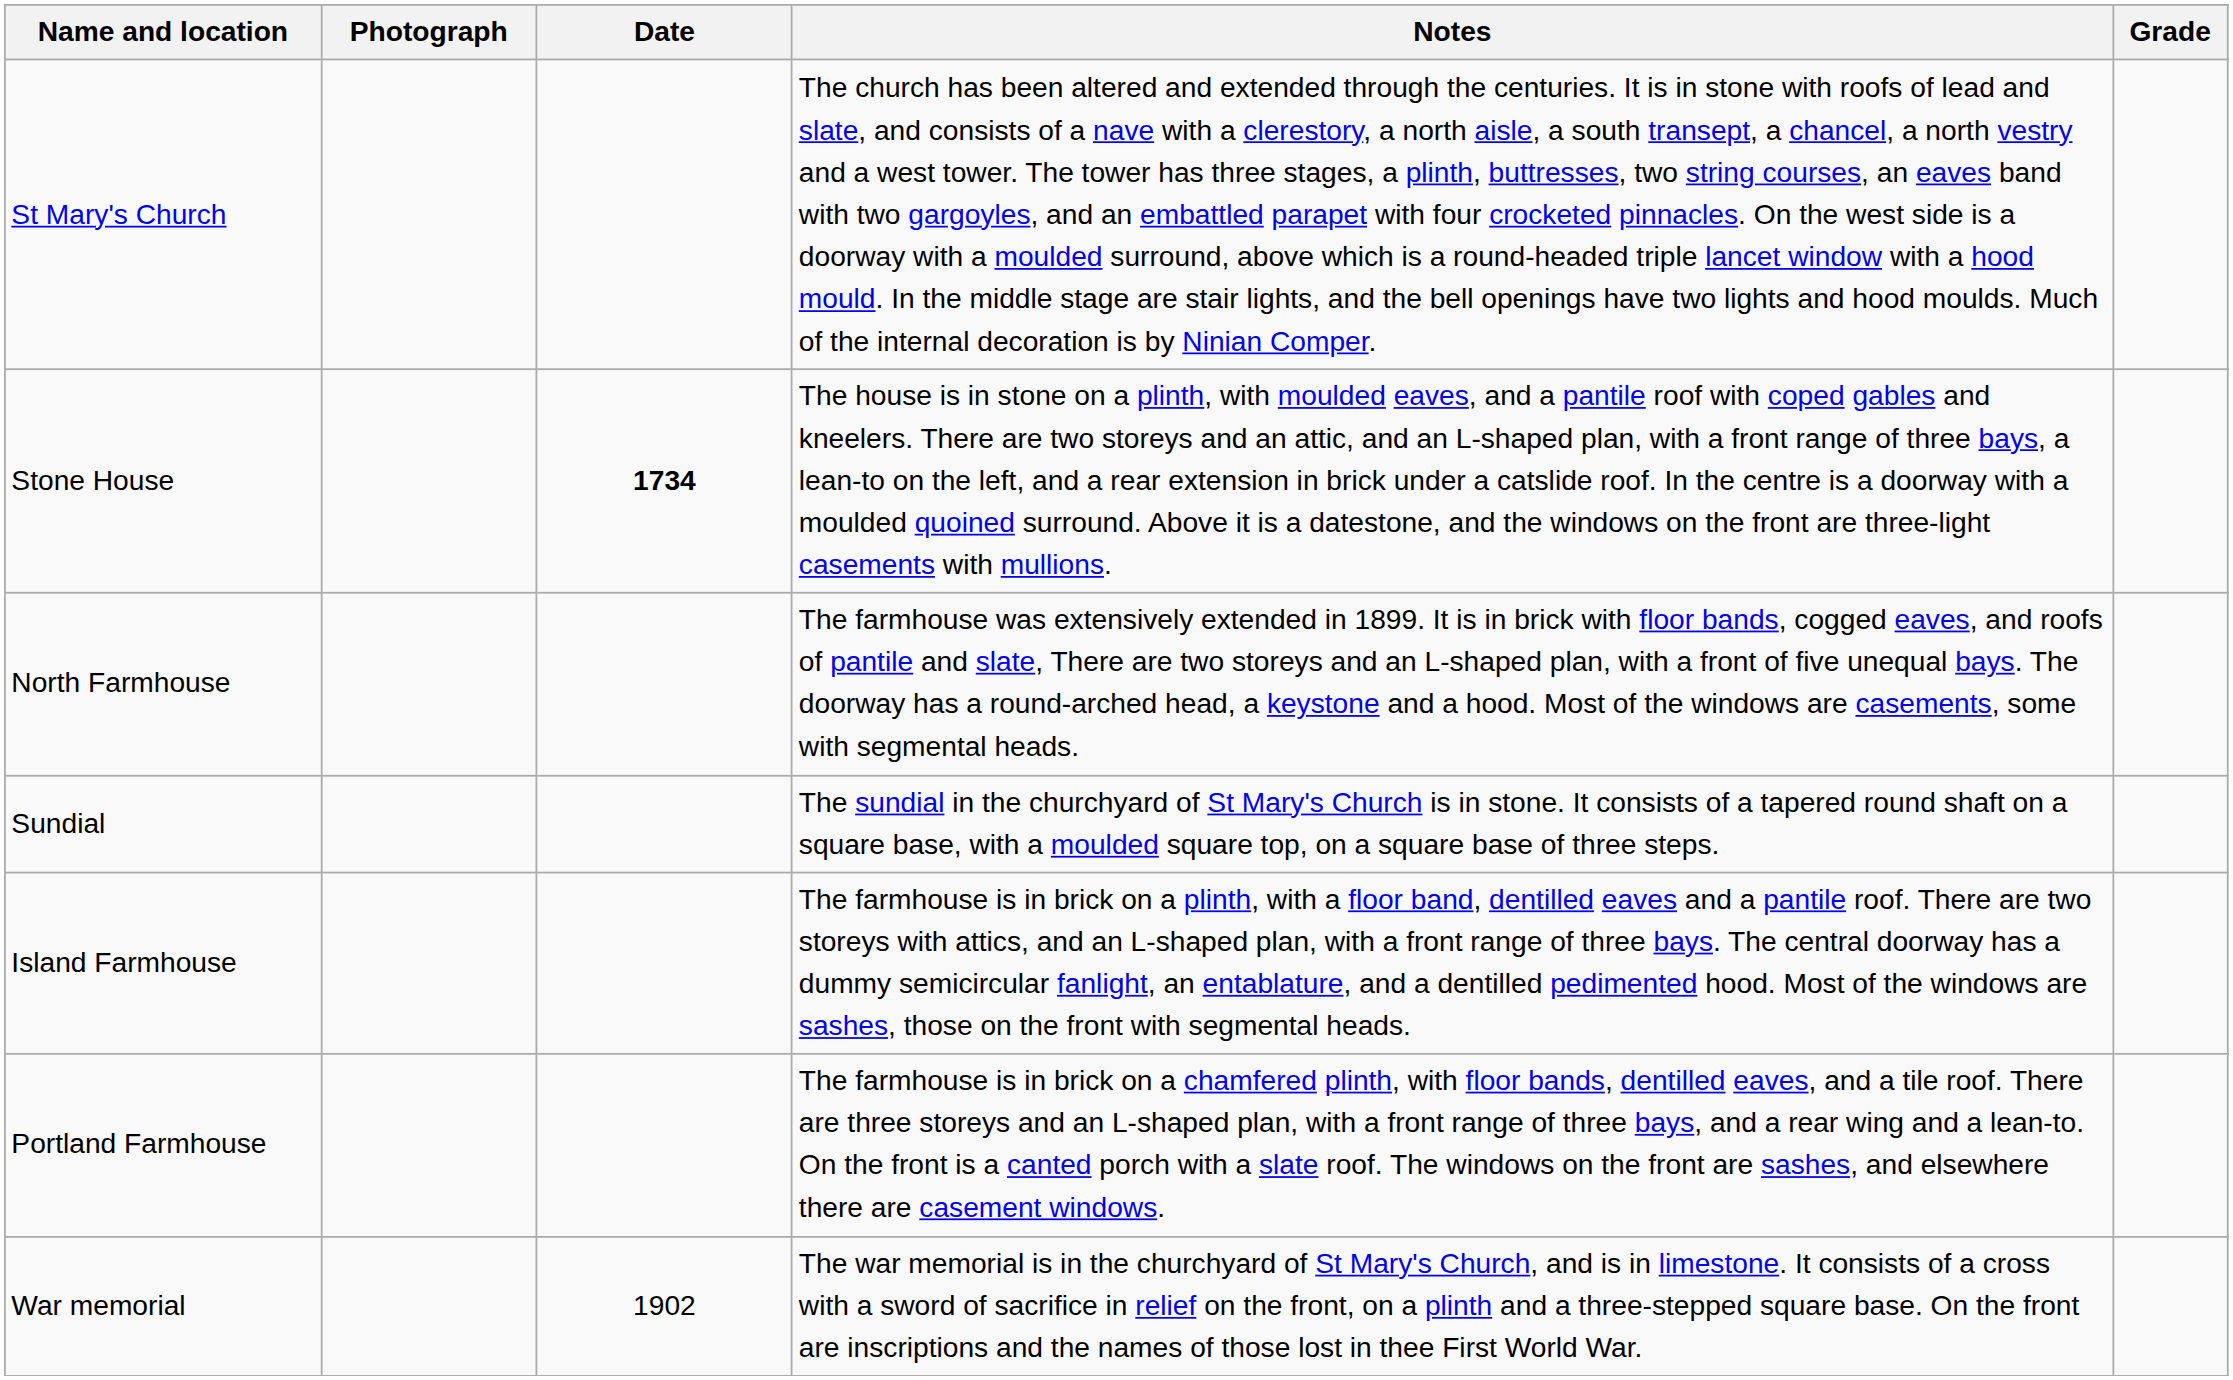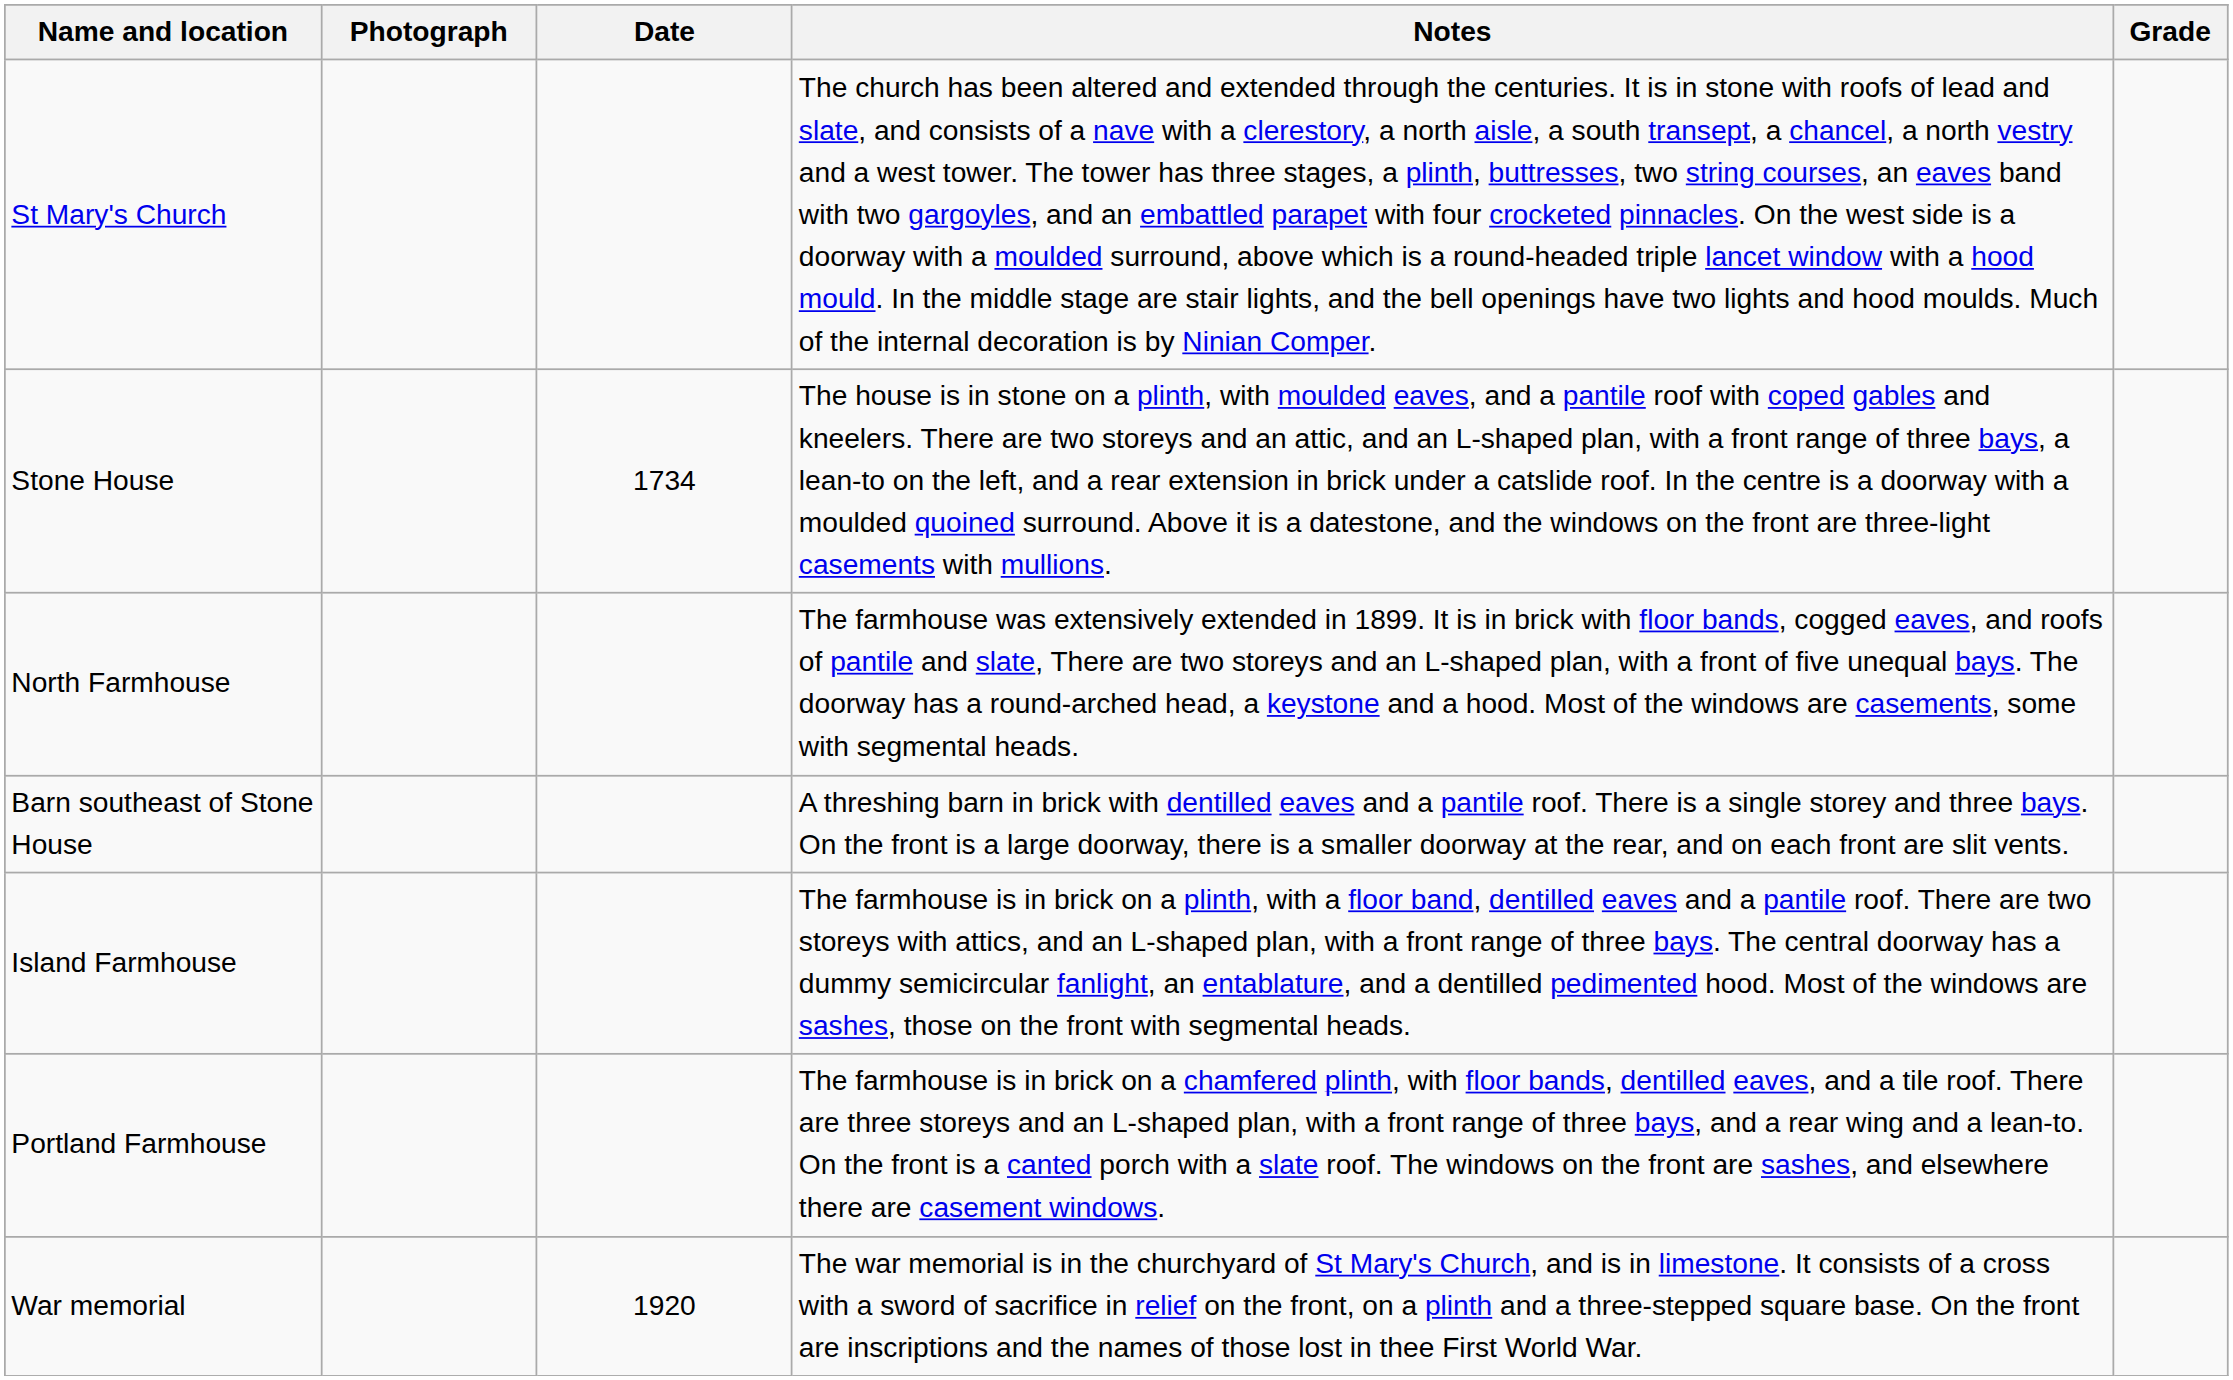(664, 480) bold -> (664, 480) normal
+ row: (162, 823)
- row: (58, 823)
(664, 1305) 1902 -> (664, 1305) 1920
